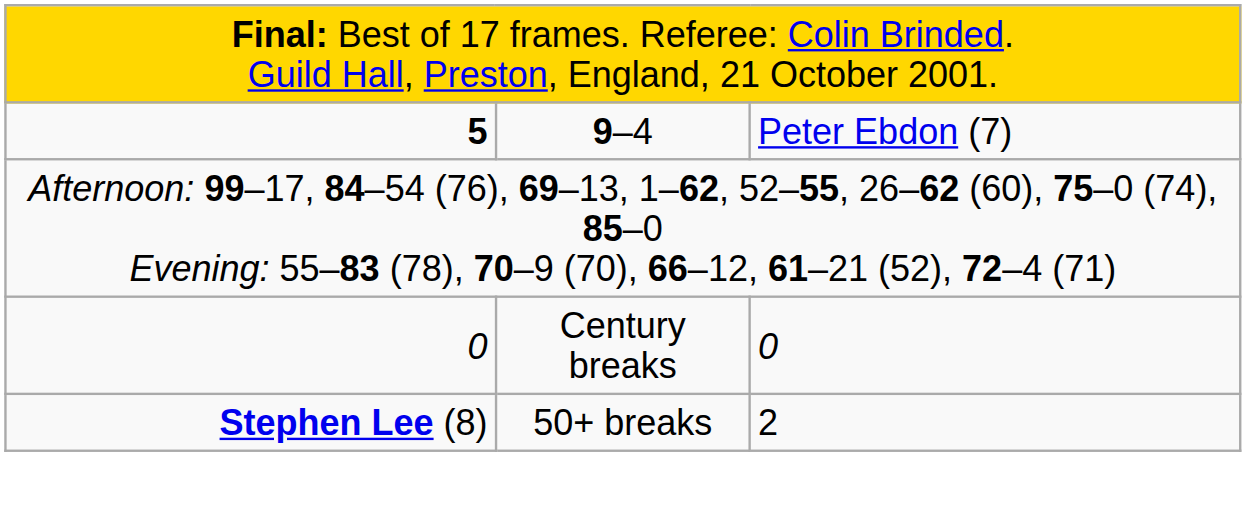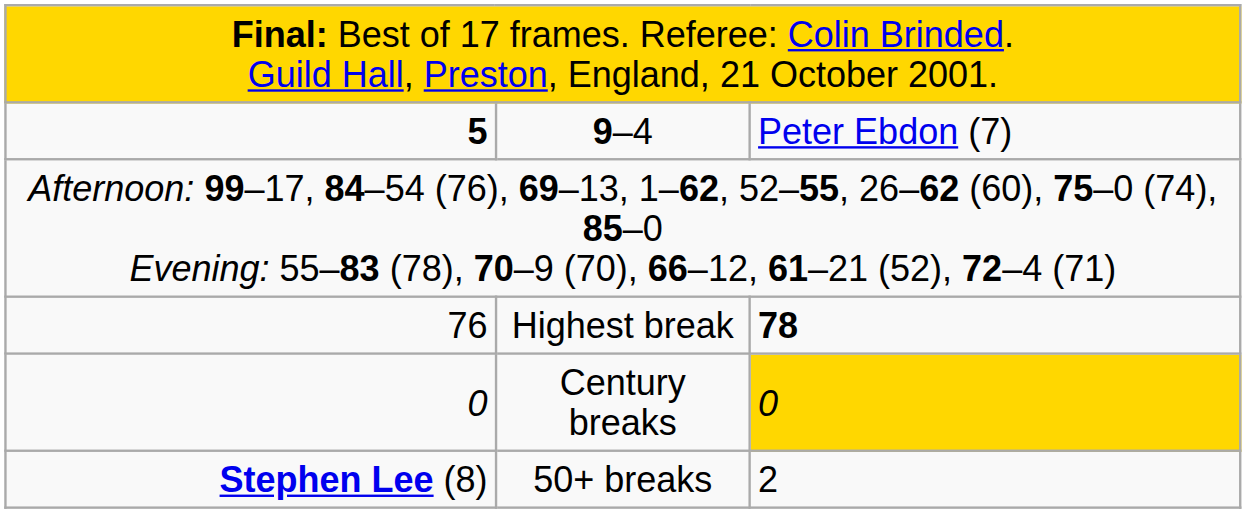+ row: (623, 326)
(768, 346) no background -> (768, 403) gold background
